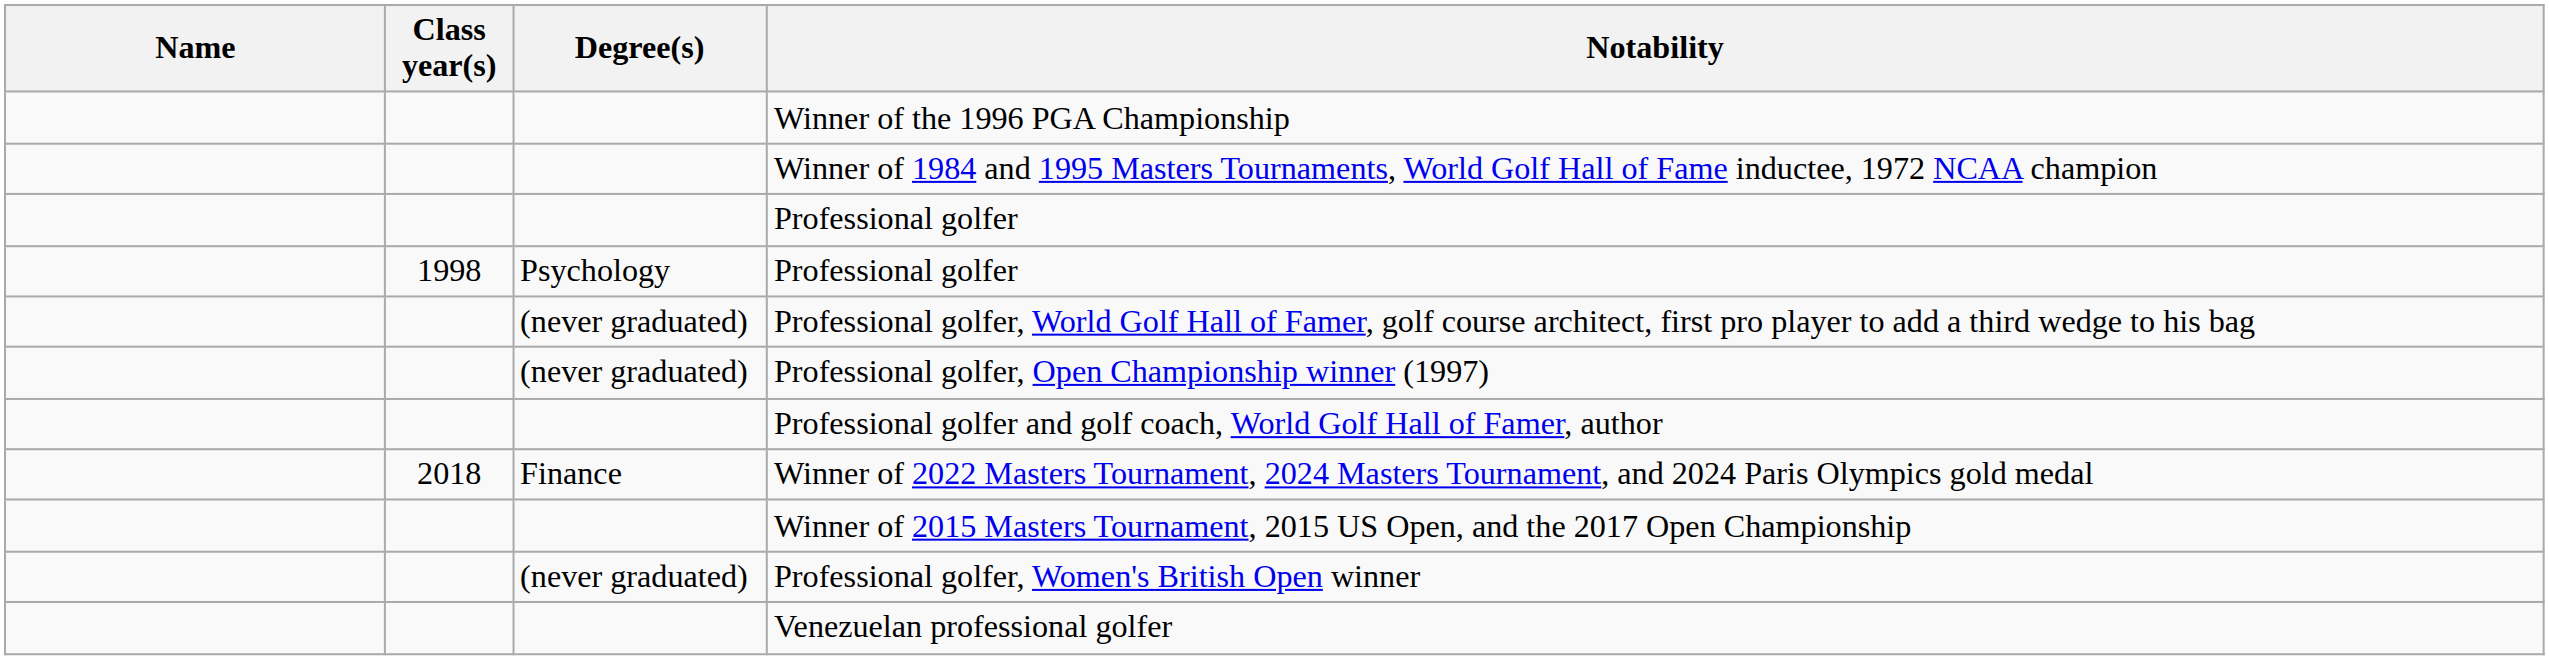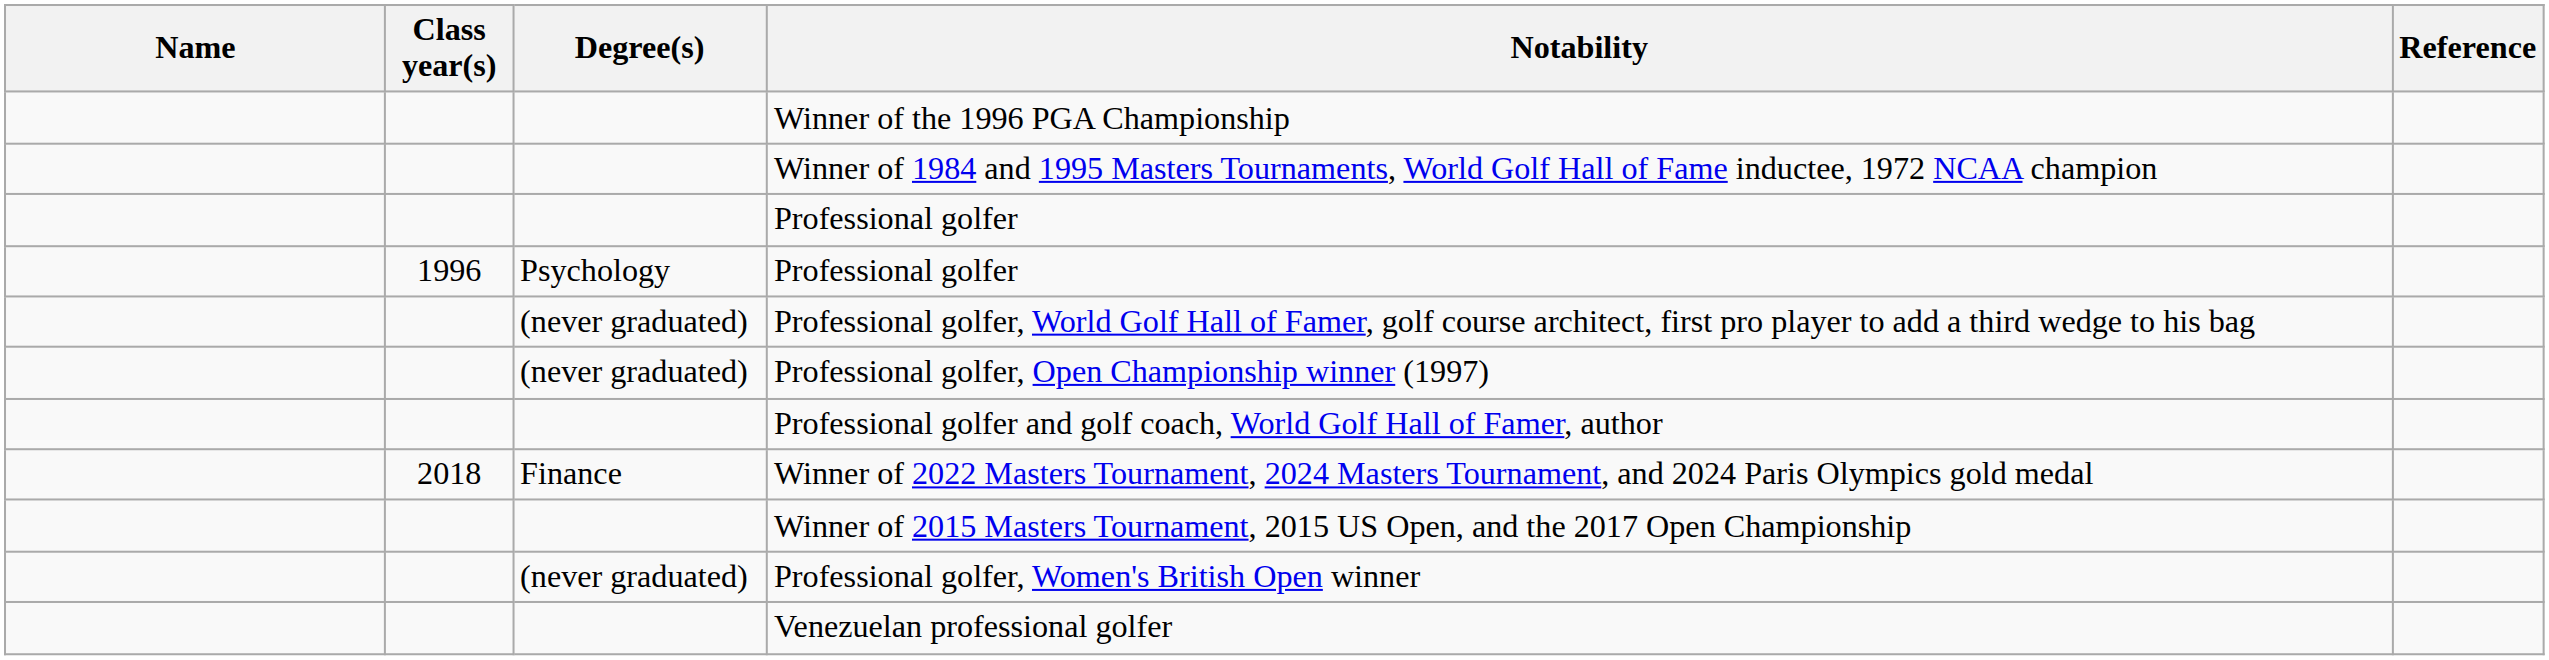+ column: (2468, 48)
(449, 270) 1998 -> (449, 270) 1996
